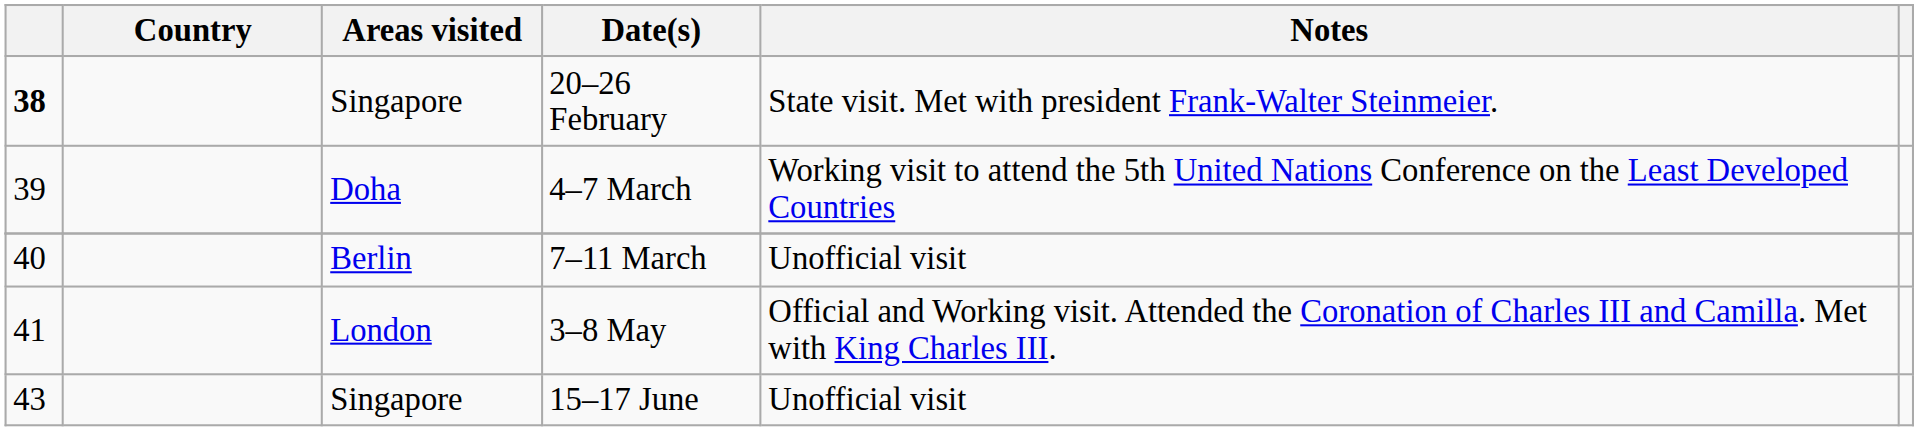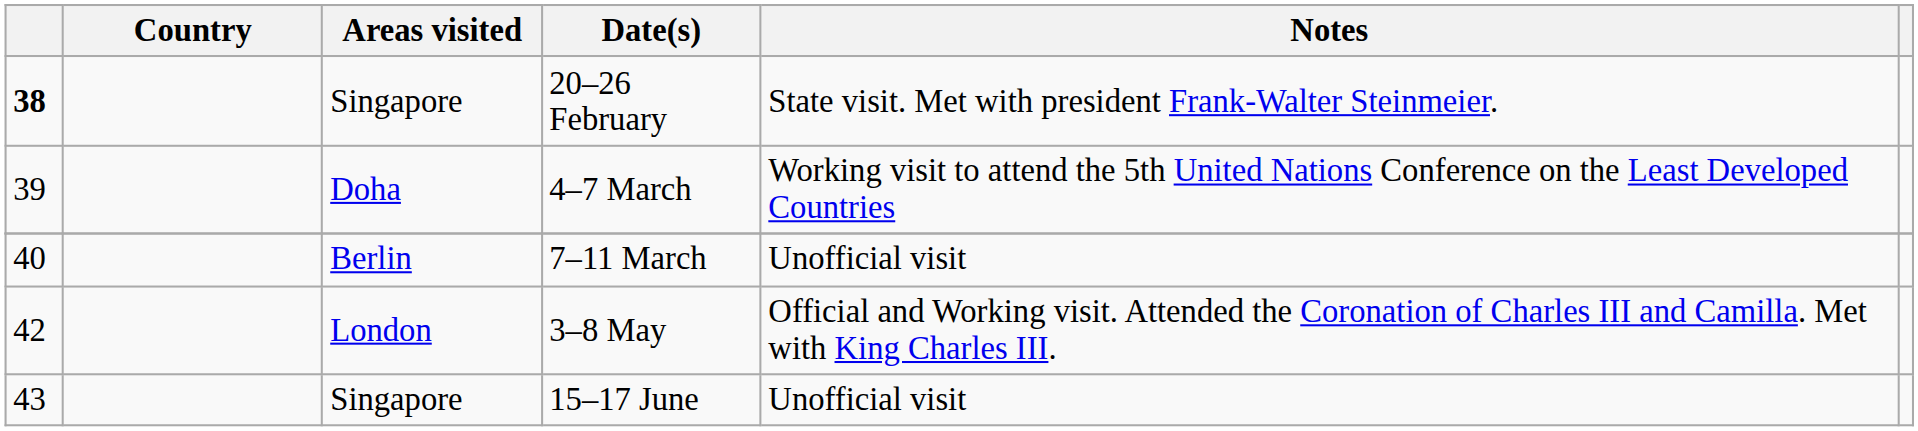(29, 329) 41 -> (29, 329) 42
